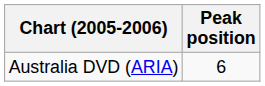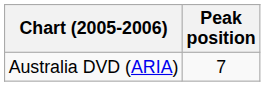(221, 66) 6 -> (221, 66) 7
